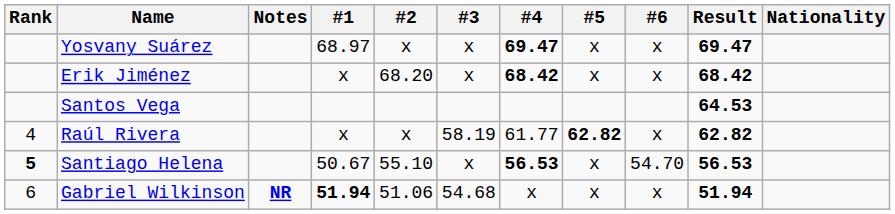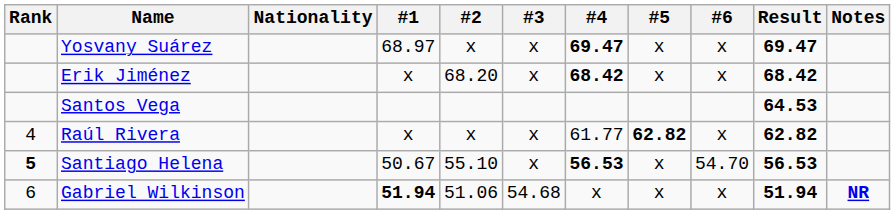columns swapped: (826, 20) <-> (281, 20)
(469, 136) 58.19 -> (534, 136) x
